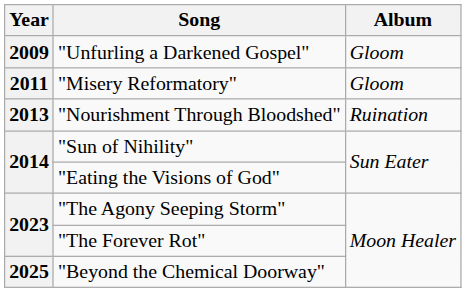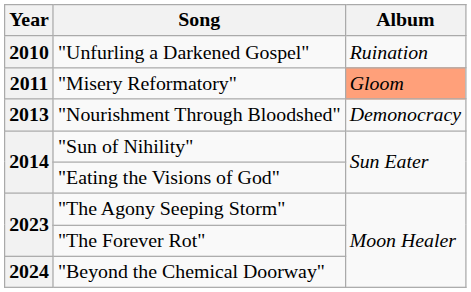(29, 51) 2009 -> (29, 51) 2010
(377, 51) Gloom -> (389, 51) Ruination
(377, 83) no background -> (377, 83) lightsalmon background
(389, 114) Ruination -> (405, 114) Demonocracy
(29, 271) 2025 -> (29, 271) 2024
